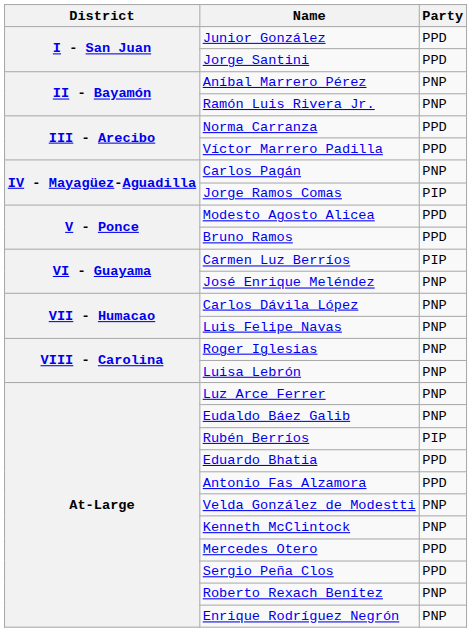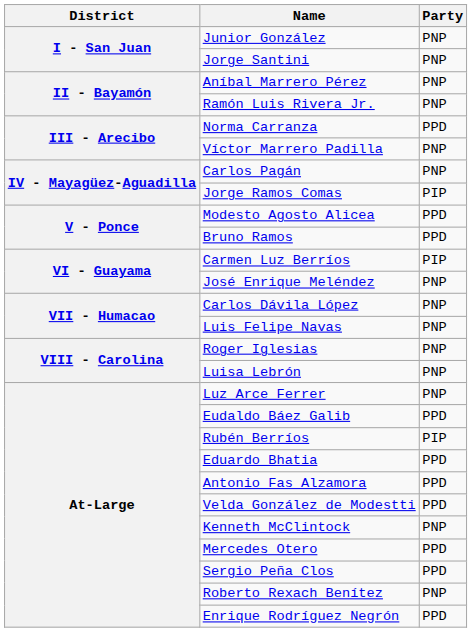(434, 38) PPD -> (434, 38) PNP
(434, 60) PPD -> (434, 60) PNP
(434, 149) PPD -> (434, 149) PNP
(434, 416) PNP -> (434, 416) PPD
(434, 505) PNP -> (434, 505) PPD
(434, 616) PNP -> (434, 616) PPD
